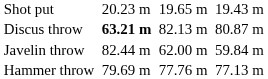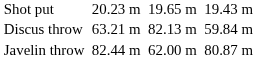(127, 29) bold -> (116, 29) normal
(239, 29) 80.87 m -> (229, 29) 59.84 m
(239, 50) 59.84 m -> (229, 50) 80.87 m
- row: (49, 70)
